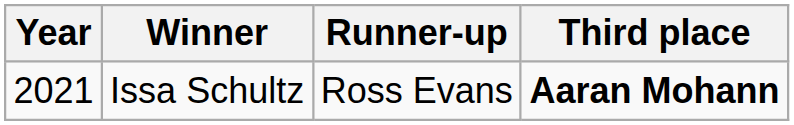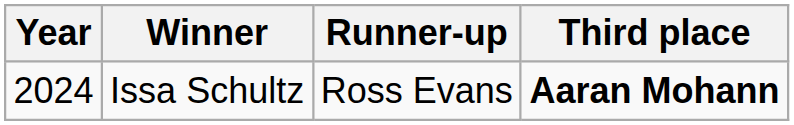(53, 90) 2021 -> (53, 90) 2024
